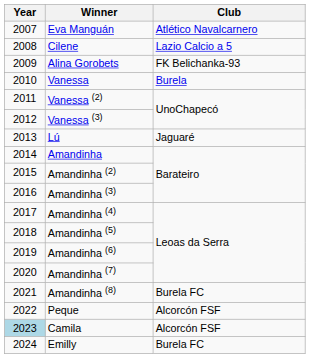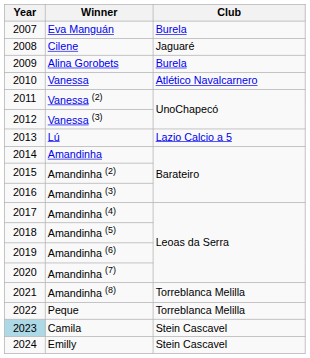(207, 30) Atlético Navalcarnero -> (171, 30) Burela
(194, 47) Lazio Calcio a 5 -> (175, 47) Jaguaré
(198, 64) FK Belichanka-93 -> (171, 64) Burela
(171, 81) Burela -> (207, 81) Atlético Navalcarnero
(175, 137) Jaguaré -> (194, 137) Lazio Calcio a 5
(180, 292) Burela FC -> (200, 292) Torreblanca Melilla
(188, 311) Alcorcón FSF -> (200, 311) Torreblanca Melilla
(188, 328) Alcorcón FSF -> (191, 328) Stein Cascavel
(180, 345) Burela FC -> (191, 345) Stein Cascavel
